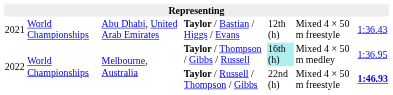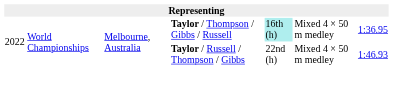- row: (219, 29)
(323, 79) Mixed 4 × 50 m freestyle -> (321, 54) Mixed 4 × 50 m medley
(373, 79) bold -> (373, 54) normal
